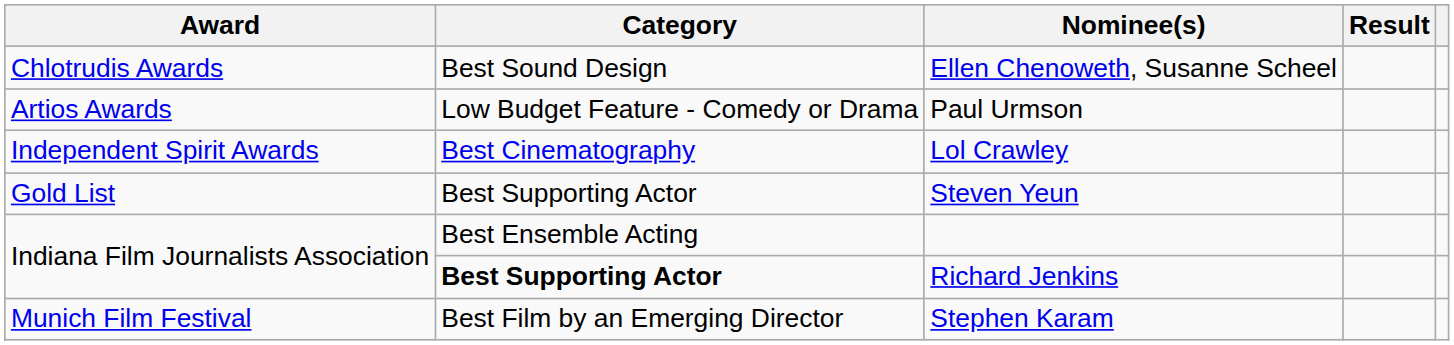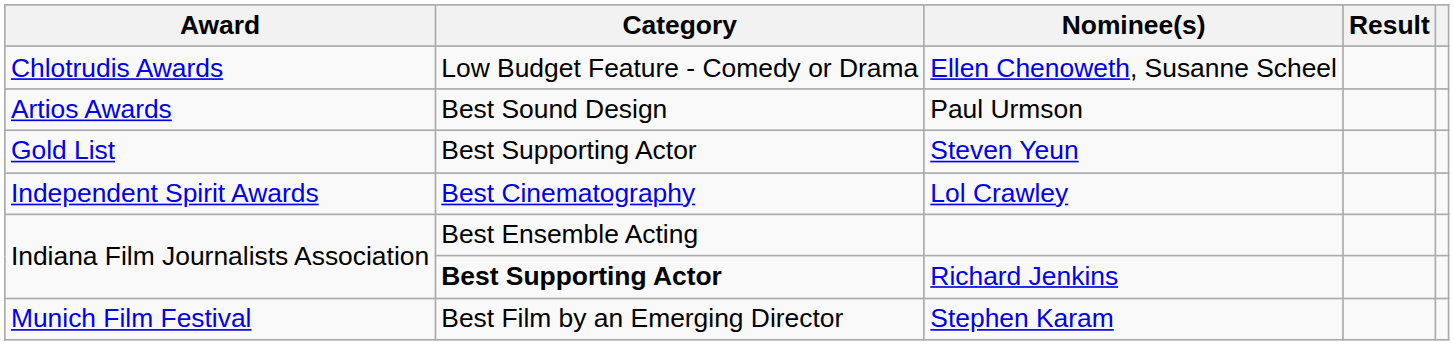(554, 67) Best Sound Design -> (680, 67) Low Budget Feature - Comedy or Drama
(680, 109) Low Budget Feature - Comedy or Drama -> (554, 109) Best Sound Design
rows swapped: (999, 151) <-> (1004, 192)
